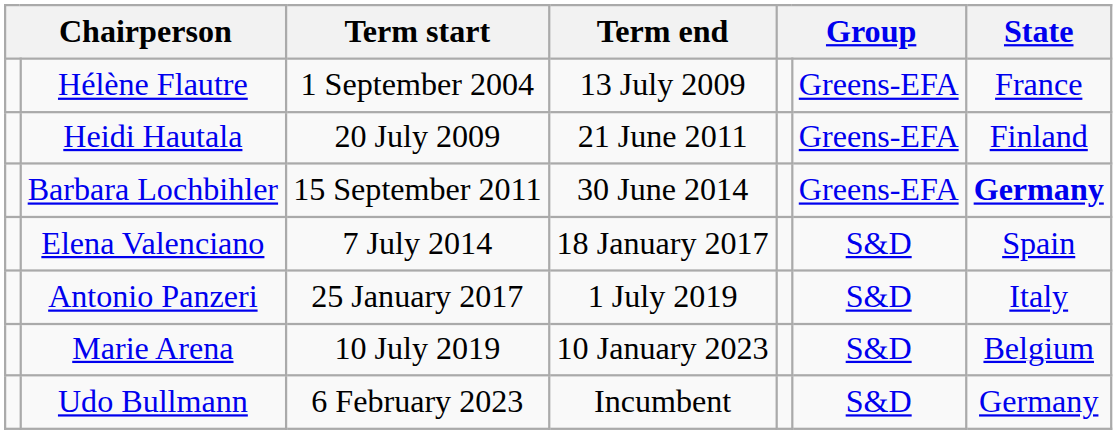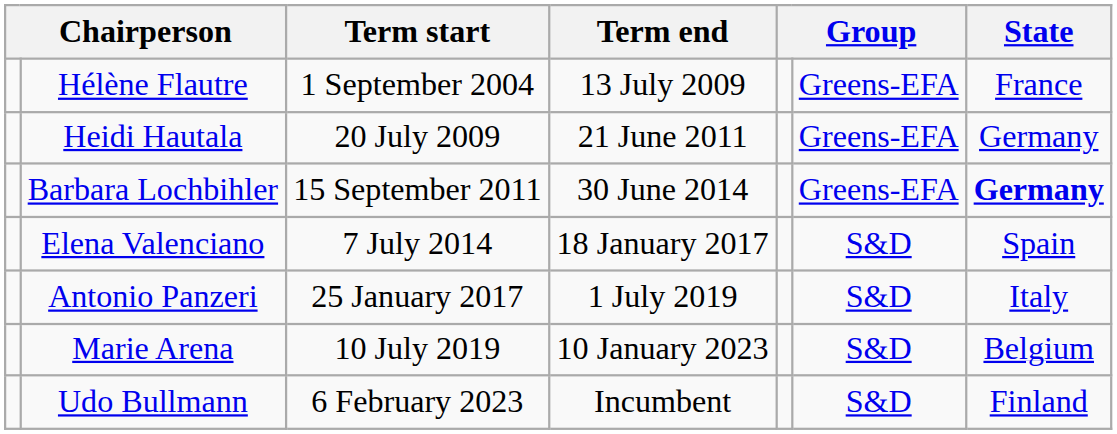(1039, 137) Finland -> (1039, 137) Germany
(1039, 402) Germany -> (1039, 402) Finland
